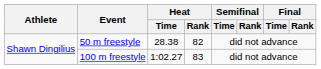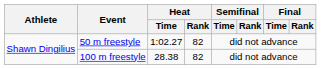(166, 42) 28.38 -> (166, 42) 1:02.27
(166, 57) 1:02.27 -> (166, 57) 28.38
(198, 57) 83 -> (198, 57) 82
